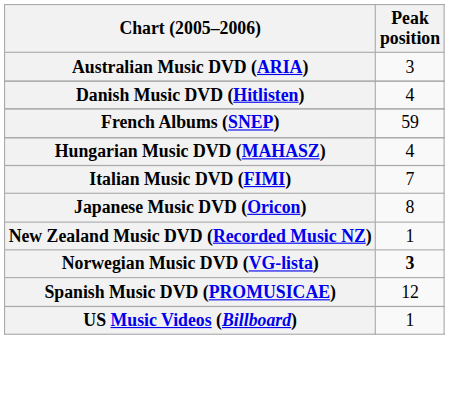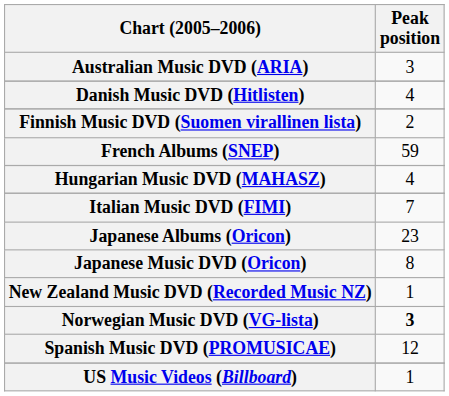+ row: (190, 123)
+ row: (190, 235)
